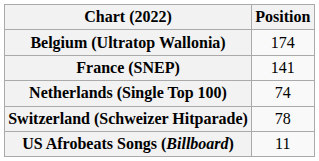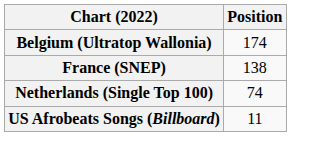(283, 67) 141 -> (255, 67) 138
- row: (128, 118)
